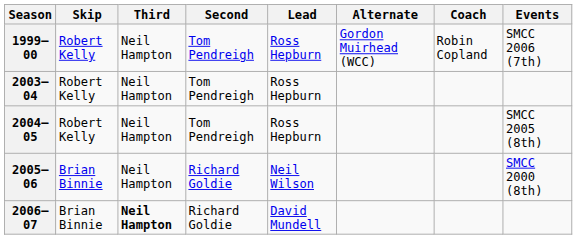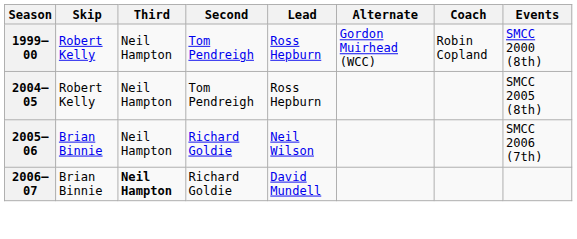(524, 48) SMCC 2006 (7th) -> (524, 48) SMCC 2000 (8th)
- row: (30, 89)
(524, 177) SMCC 2000 (8th) -> (524, 143) SMCC 2006 (7th)
